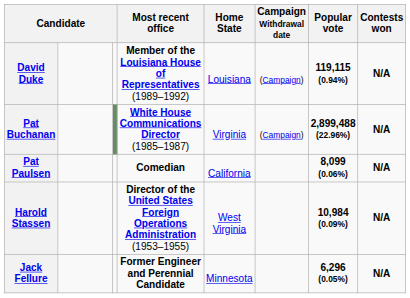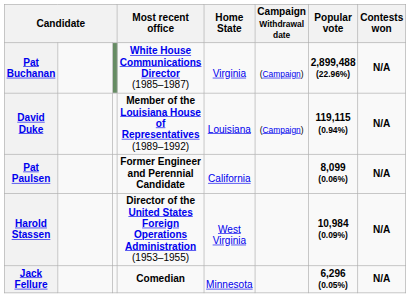rows swapped: (31, 129) <-> (31, 73)
(161, 168) Comedian -> (161, 173) Former Engineer and Perennial Candidate
(161, 273) Former Engineer and Perennial Candidate -> (161, 279) Comedian
